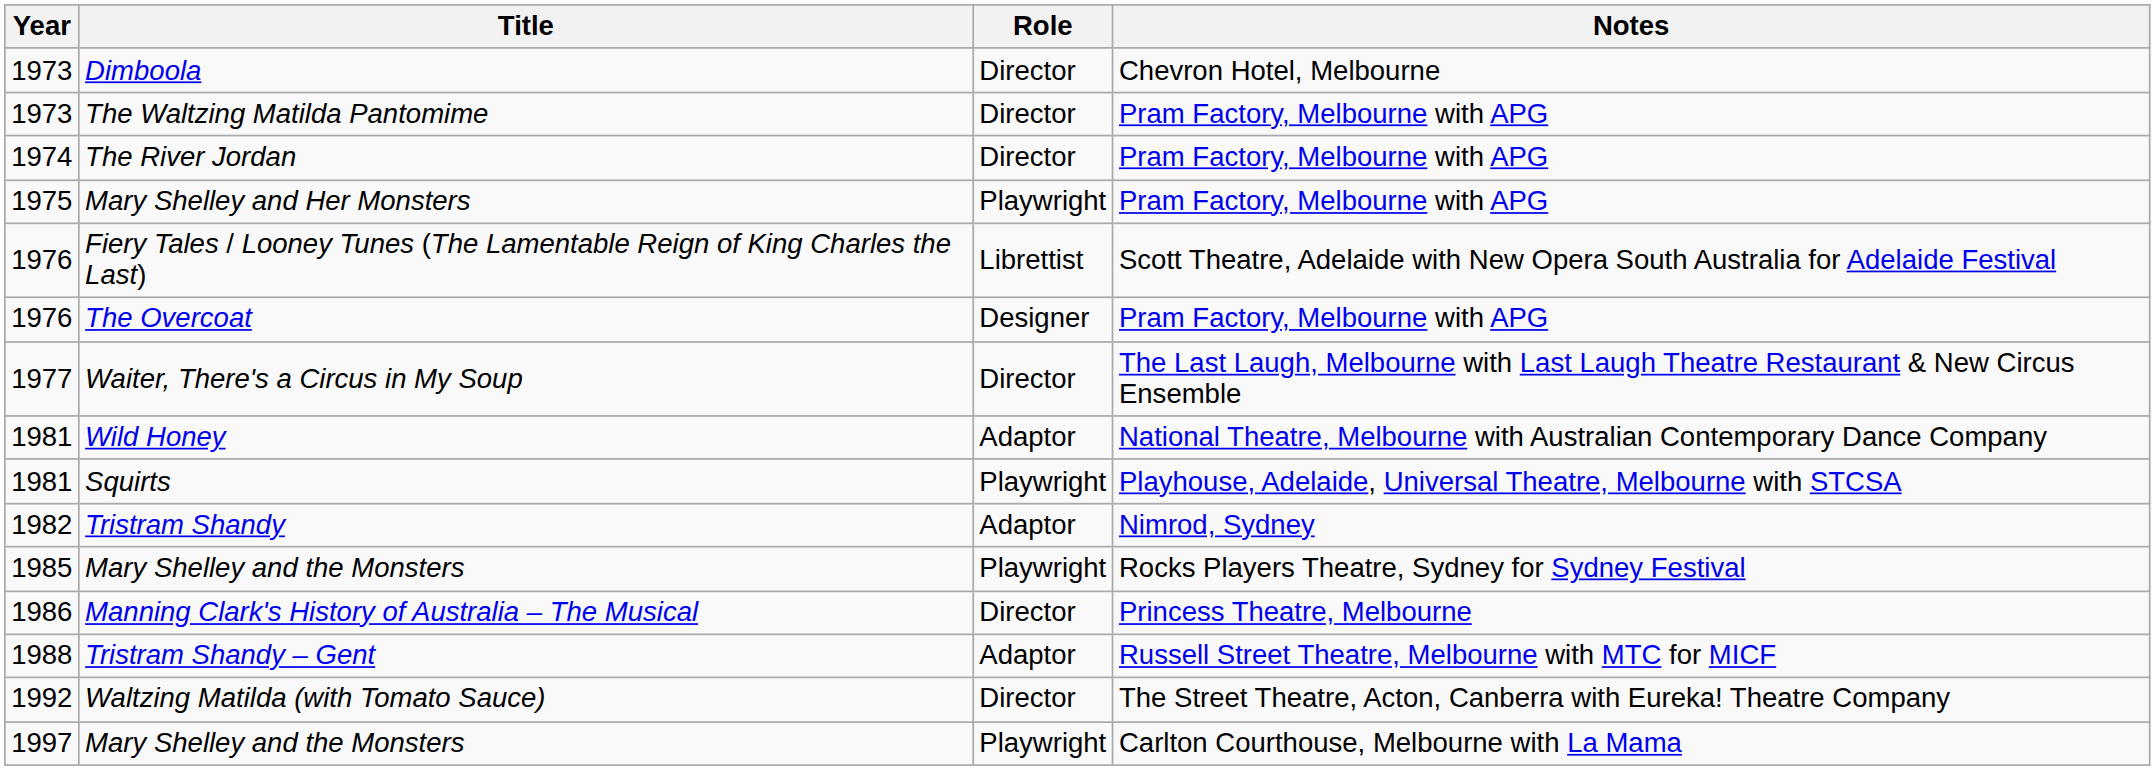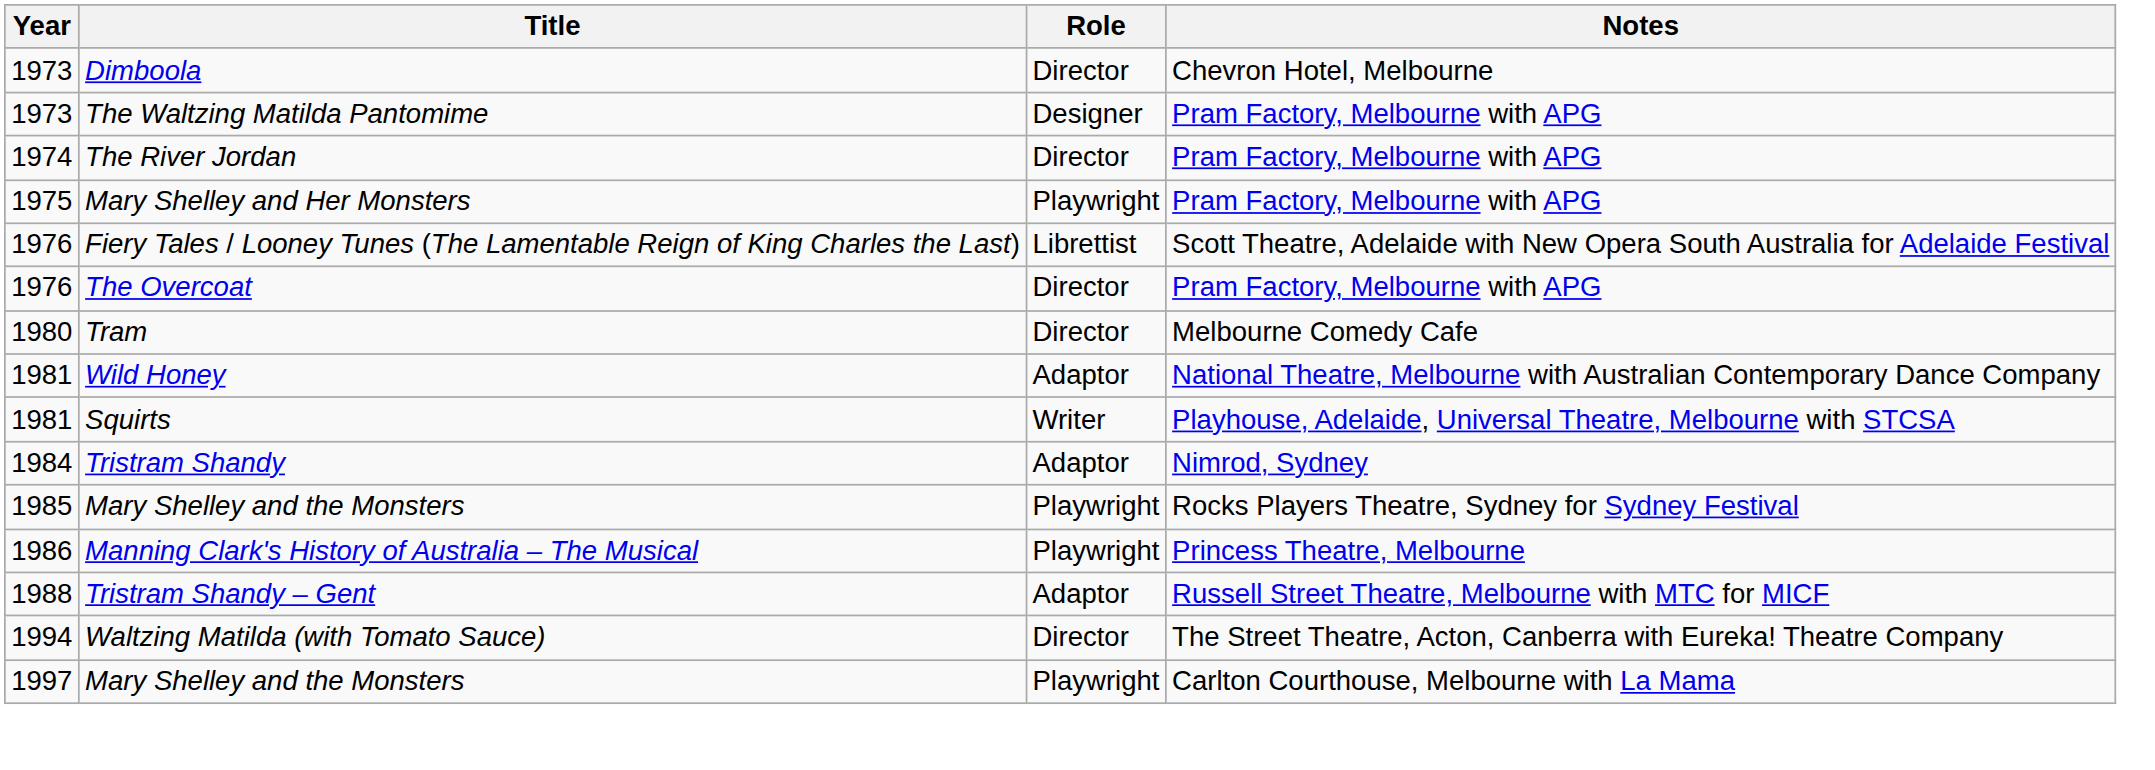(1027, 113) Director -> (1088, 113) Designer
(1034, 319) Designer -> (1081, 288) Director
- row: (304, 378)
+ row: (116, 331)
(1043, 481) Playwright -> (1069, 419) Writer
(42, 524) 1982 -> (42, 462) 1984
(1027, 611) Director -> (1096, 550) Playwright
(42, 699) 1992 -> (42, 637) 1994
